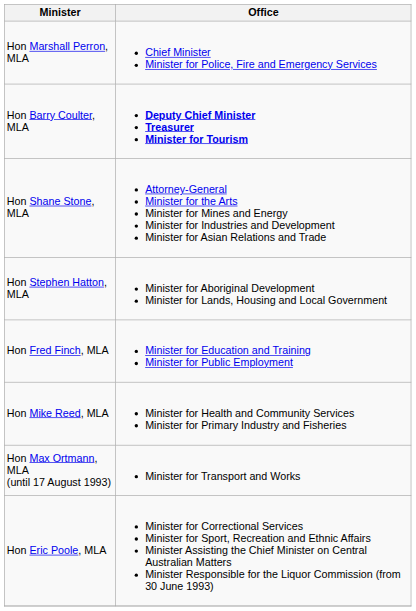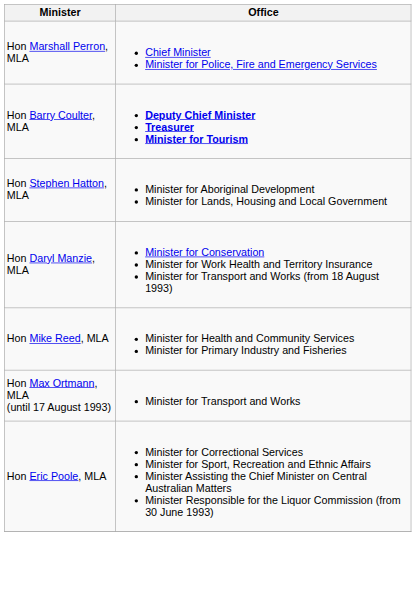- row: (51, 208)
- row: (58, 351)
+ row: (51, 264)
